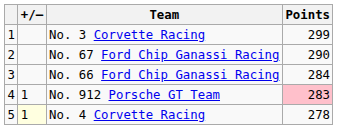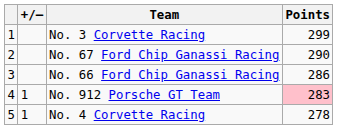(319, 75) 284 -> (319, 75) 286
(25, 114) lightyellow background -> (25, 114) no background
